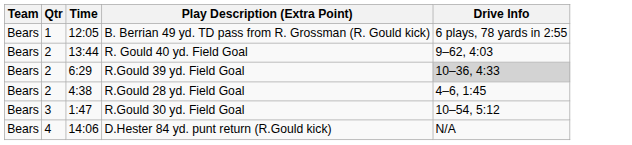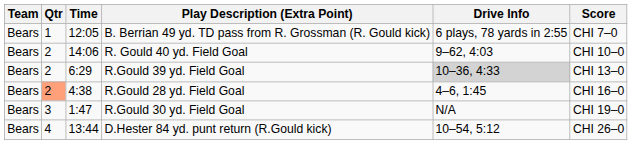+ column: (599, 14)
(84, 52) 13:44 -> (84, 52) 14:06
(48, 91) no background -> (48, 91) lightsalmon background
(468, 110) 10–54, 5:12 -> (446, 110) N/A
(84, 129) 14:06 -> (84, 129) 13:44
(446, 129) N/A -> (468, 129) 10–54, 5:12
